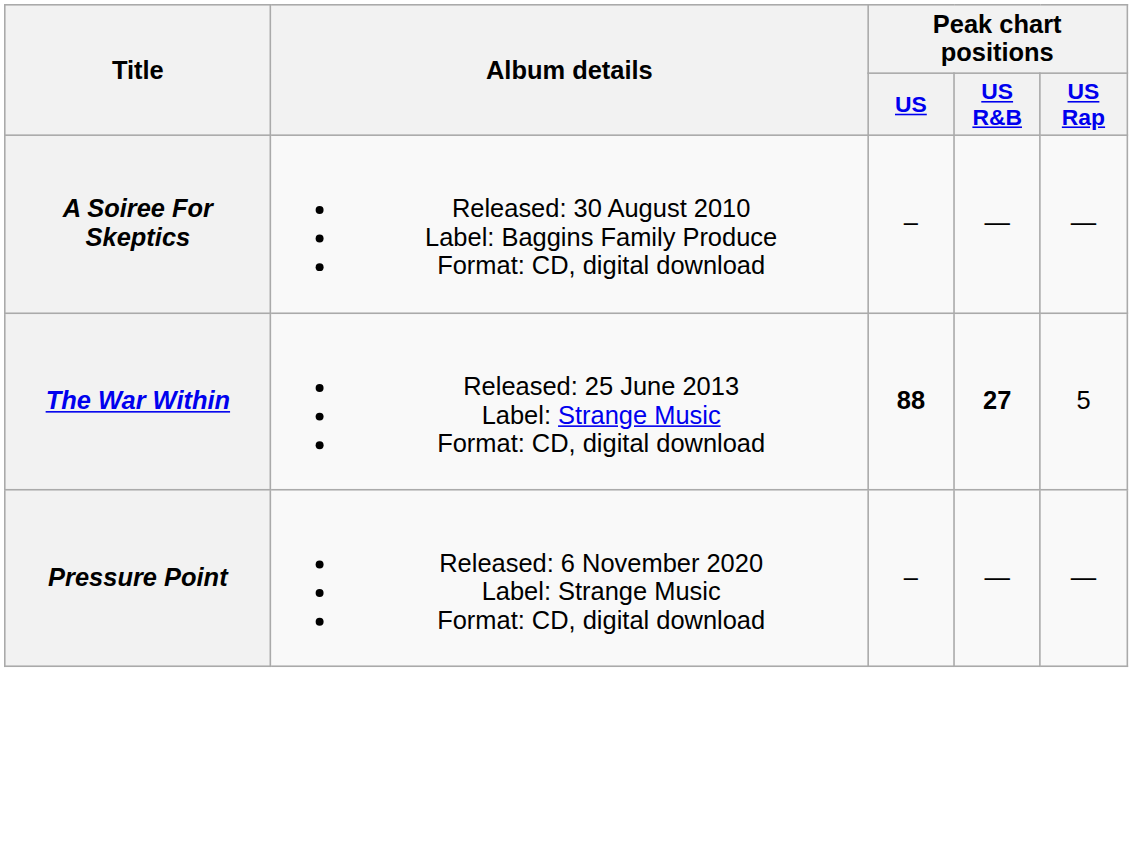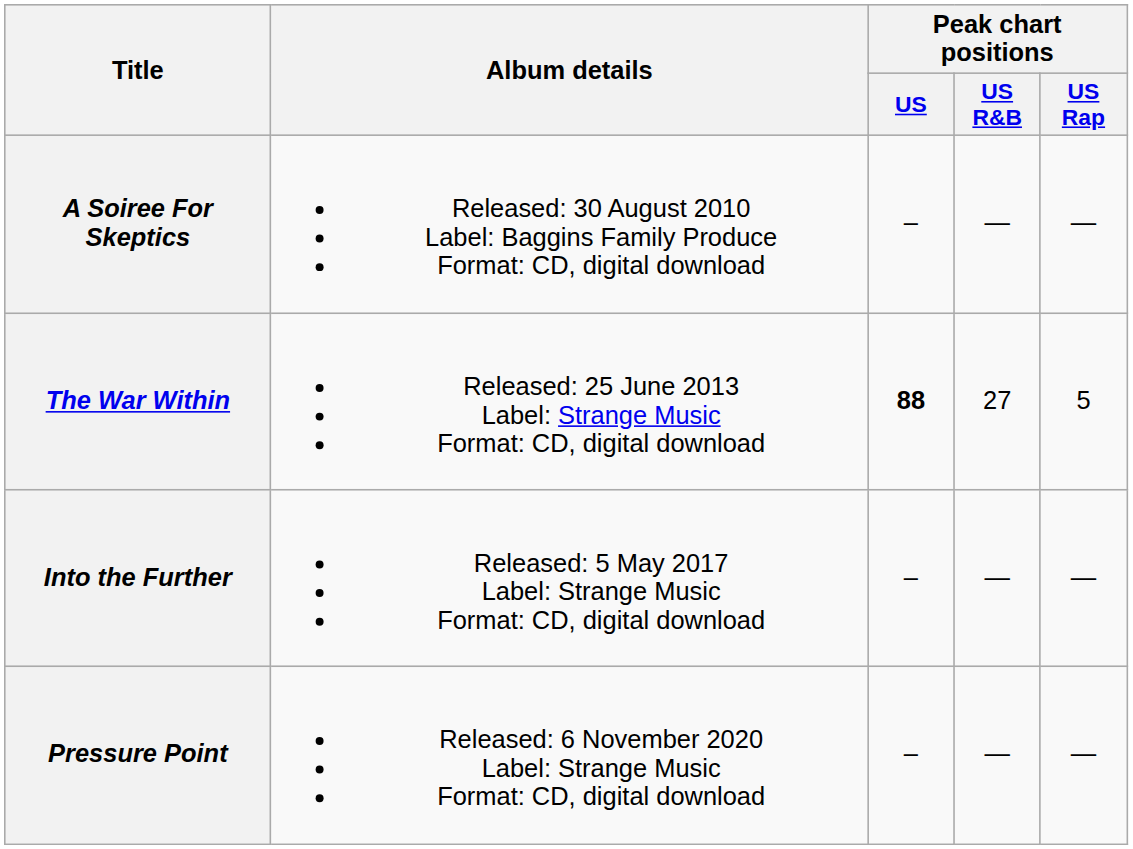(997, 400) bold -> (997, 400) normal
+ row: (138, 577)
